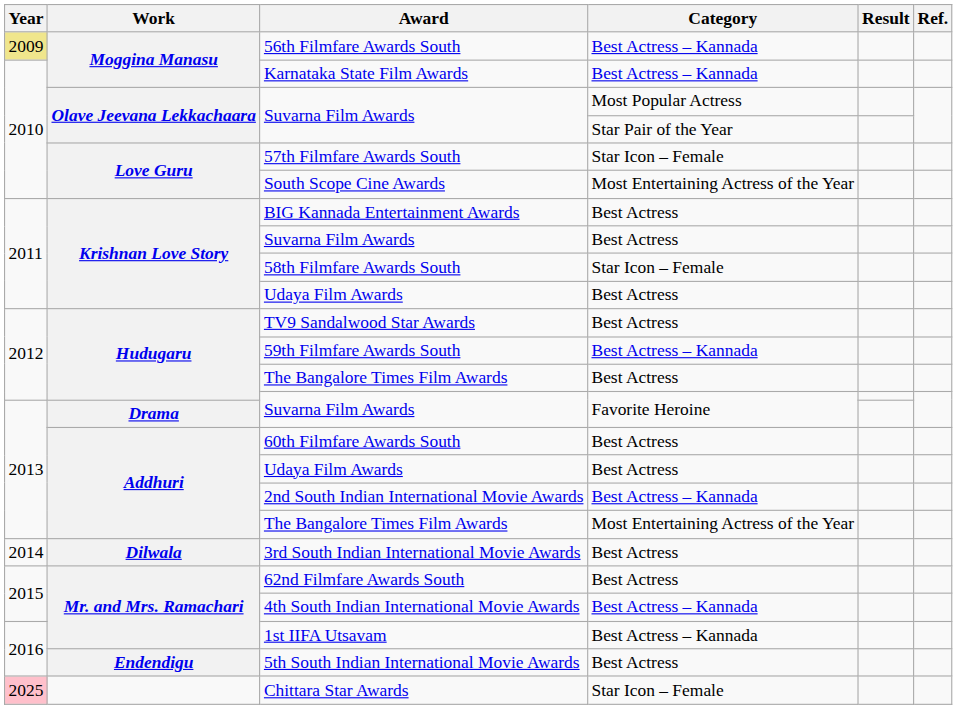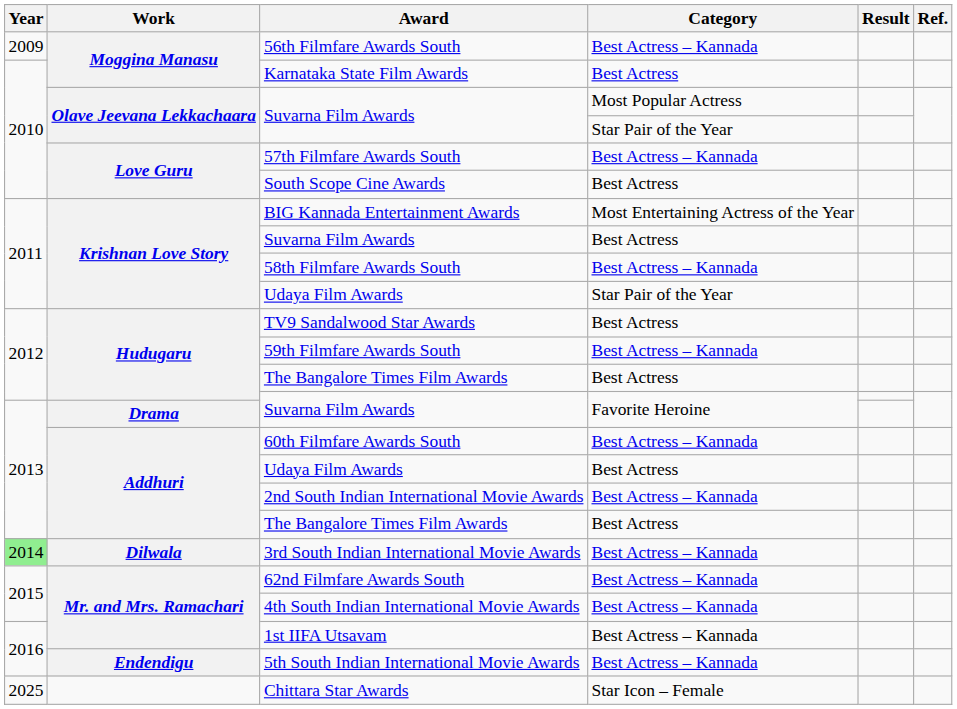(26, 45) khaki background -> (26, 45) no background
(675, 73) Best Actress – Kannada -> (635, 73) Best Actress
(658, 156) Star Icon – Female -> (675, 156) Best Actress – Kannada
(723, 184) Most Entertaining Actress of the Year -> (635, 184) Best Actress
(635, 211) Best Actress -> (723, 211) Most Entertaining Actress of the Year
(658, 267) Star Icon – Female -> (675, 267) Best Actress – Kannada
(635, 294) Best Actress -> (662, 294) Star Pair of the Year
(635, 441) Best Actress -> (675, 441) Best Actress – Kannada
(723, 524) Most Entertaining Actress of the Year -> (635, 524) Best Actress
(26, 551) no background -> (26, 551) lightgreen background
(635, 551) Best Actress -> (675, 551) Best Actress – Kannada
(635, 579) Best Actress -> (675, 579) Best Actress – Kannada
(635, 662) Best Actress -> (675, 662) Best Actress – Kannada
(26, 690) pink background -> (26, 690) no background
